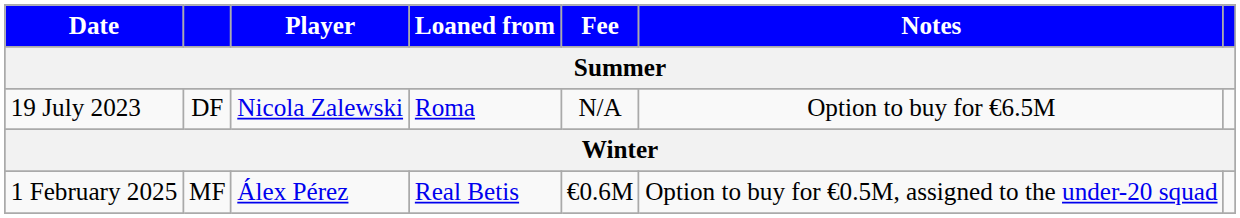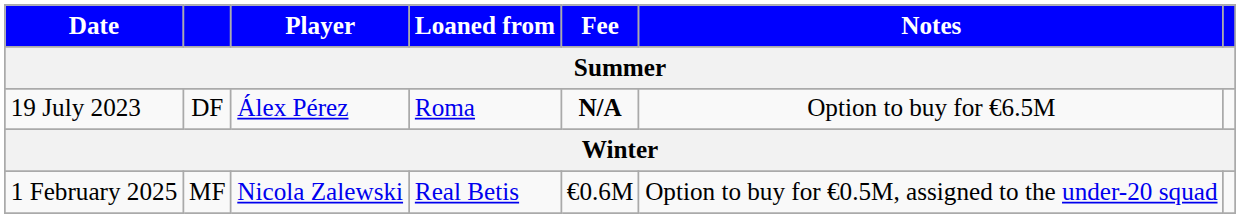(320, 108) Nicola Zalewski -> (293, 108) Álex Pérez
(600, 108) normal -> (600, 108) bold
(293, 191) Álex Pérez -> (320, 191) Nicola Zalewski
